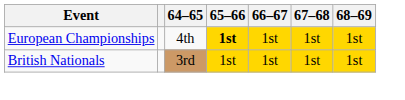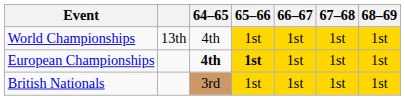+ row: (71, 38)
(185, 38) normal -> (211, 60) bold
